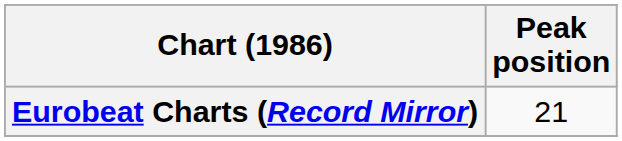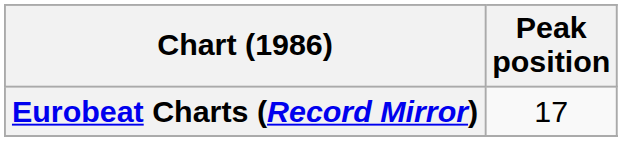(551, 111) 21 -> (551, 111) 17
